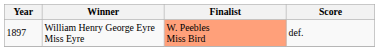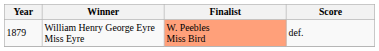(16, 33) 1897 -> (16, 33) 1879
